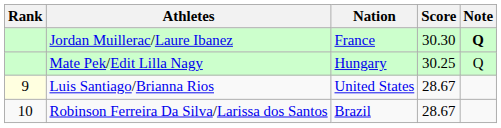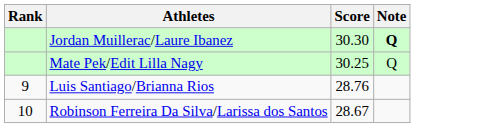- column: (374, 16)
(25, 87) lightyellow background -> (25, 87) no background
(439, 87) 28.67 -> (352, 87) 28.76
